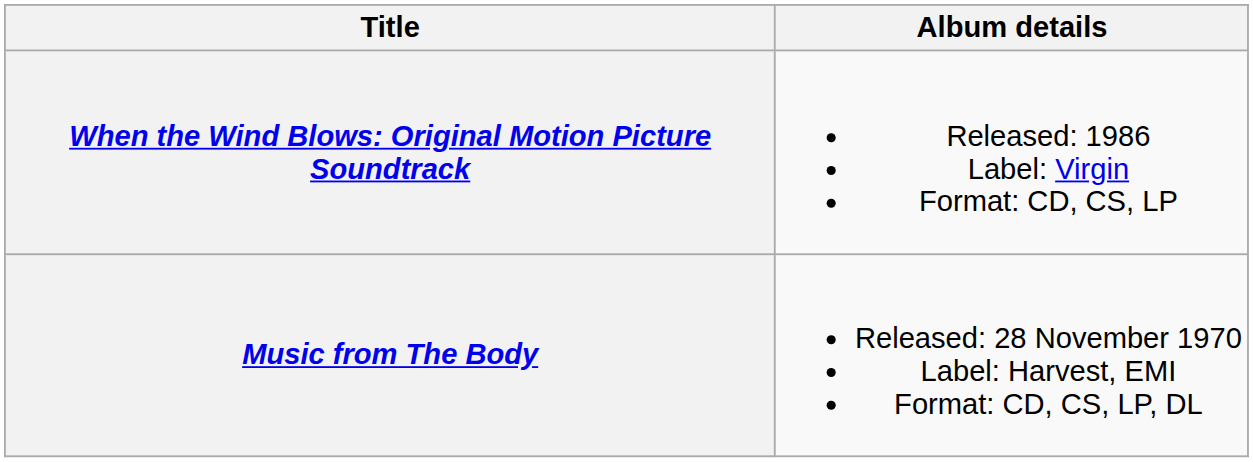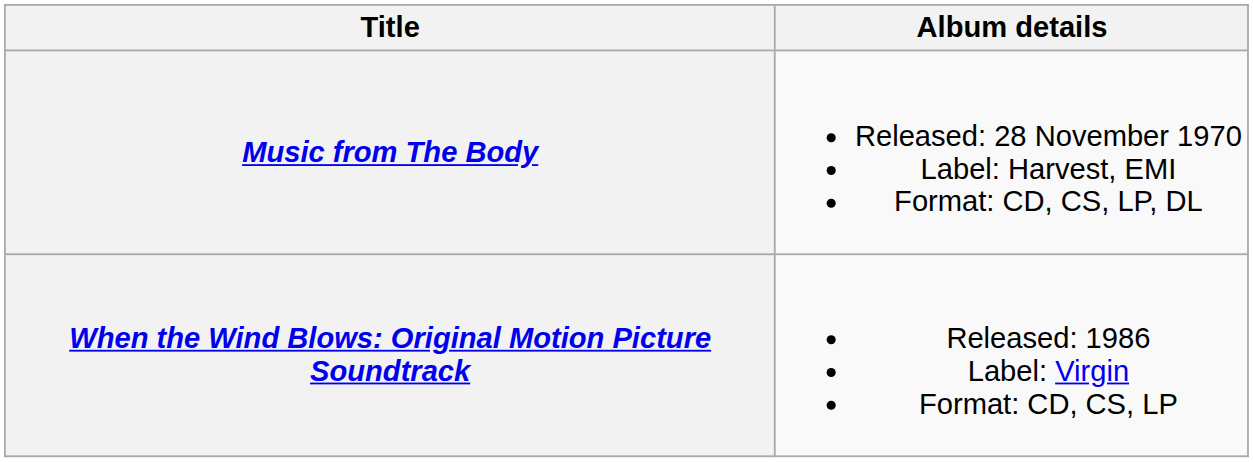rows swapped: (390, 354) <-> (390, 152)
